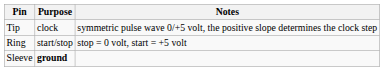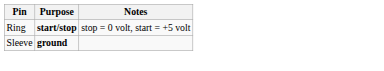- row: (13, 27)
(55, 43) normal -> (57, 27) bold
